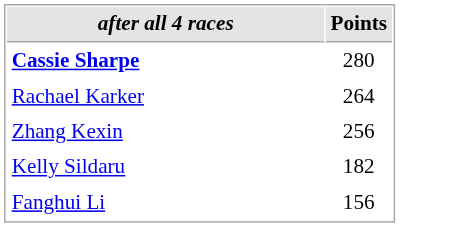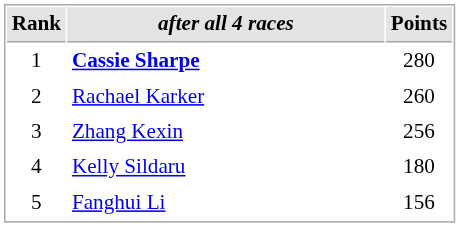+ column: (36, 23)
(359, 96) 264 -> (419, 96) 260
(359, 166) 182 -> (419, 166) 180
